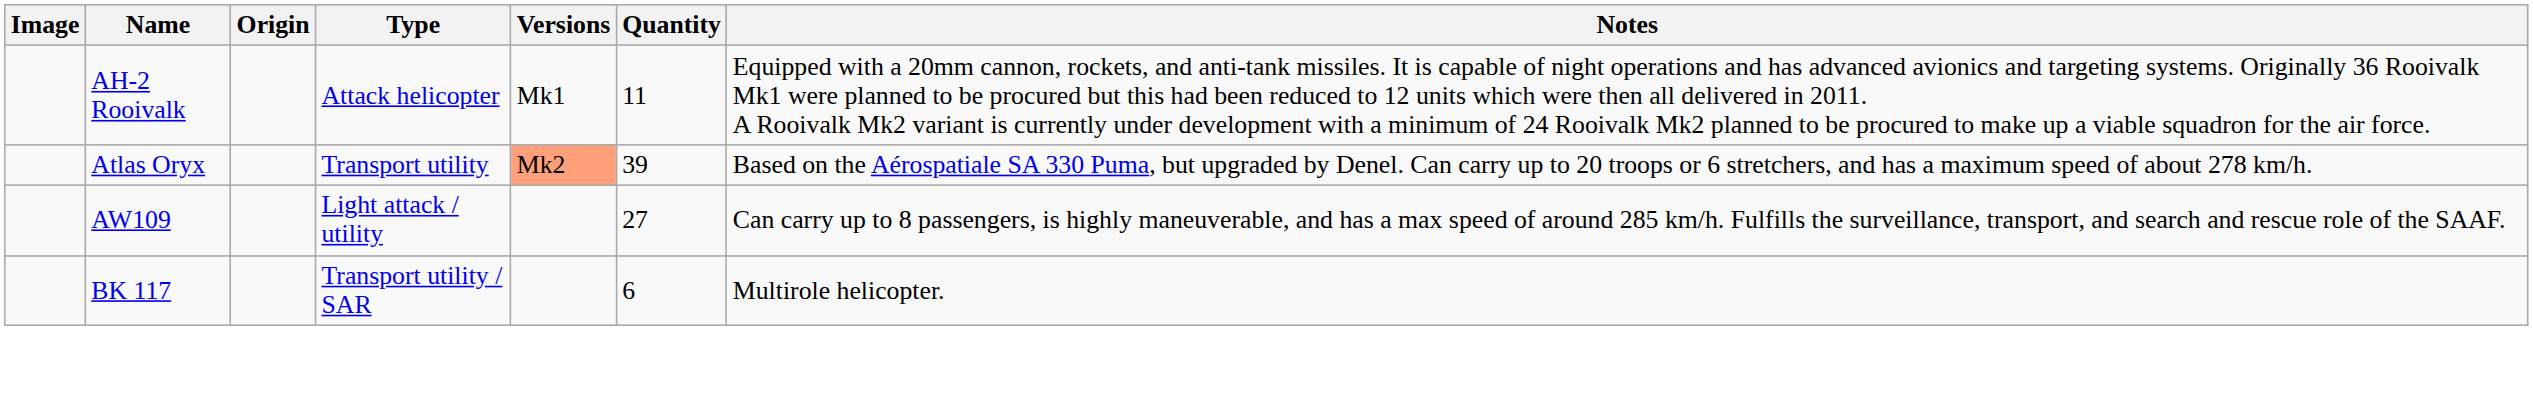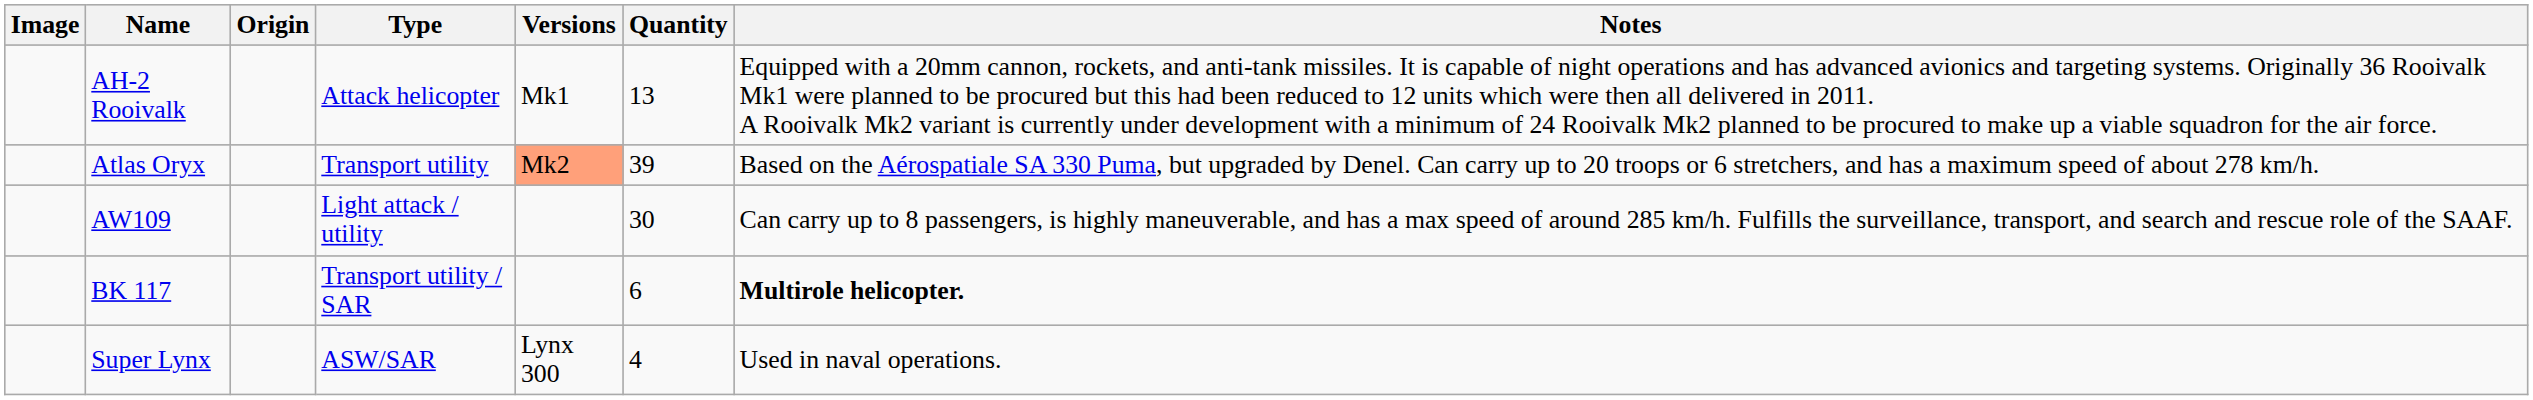(635, 94) 11 -> (642, 94) 13
(635, 219) 27 -> (642, 219) 30
(839, 289) normal -> (852, 289) bold
+ row: (151, 359)
